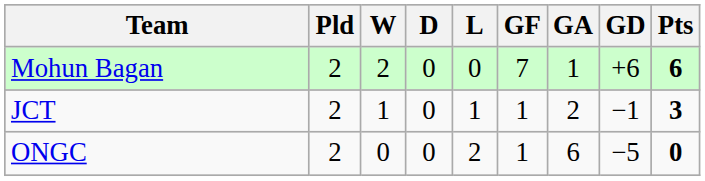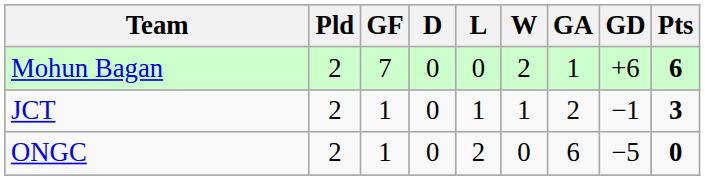columns swapped: (383, 25) <-> (522, 25)
